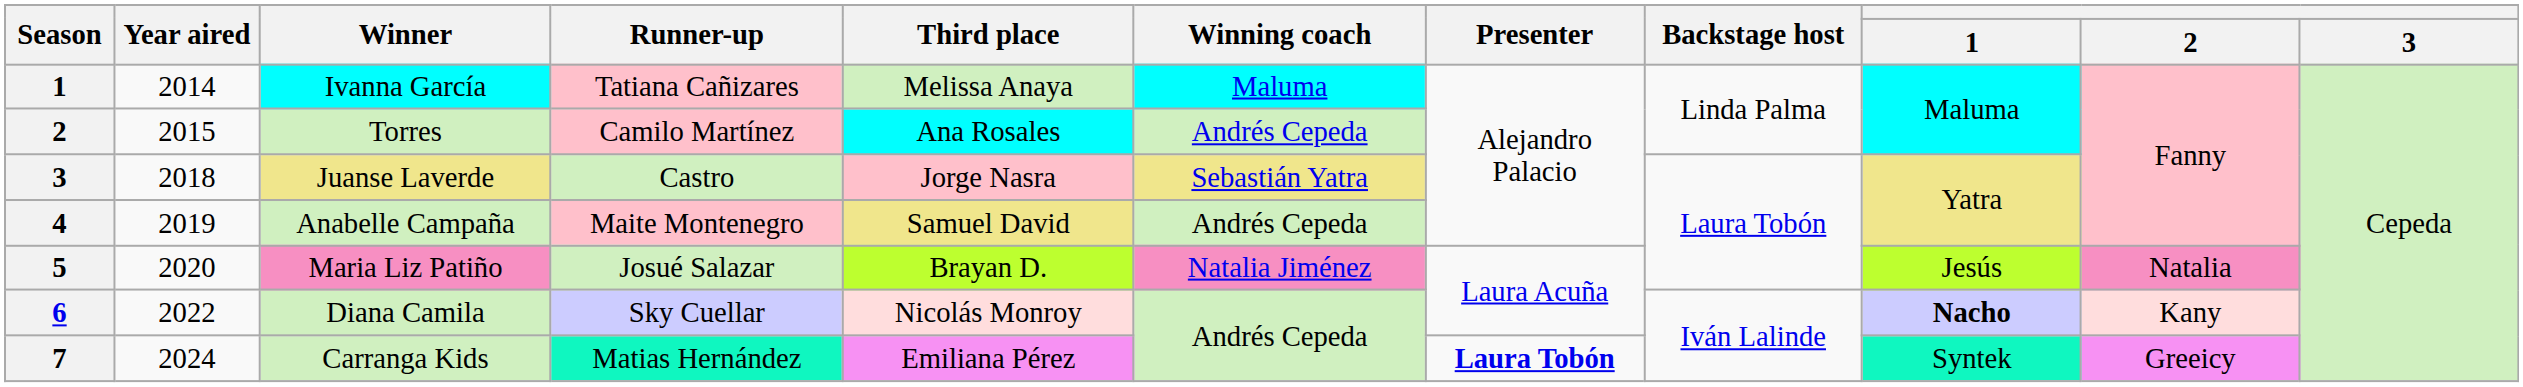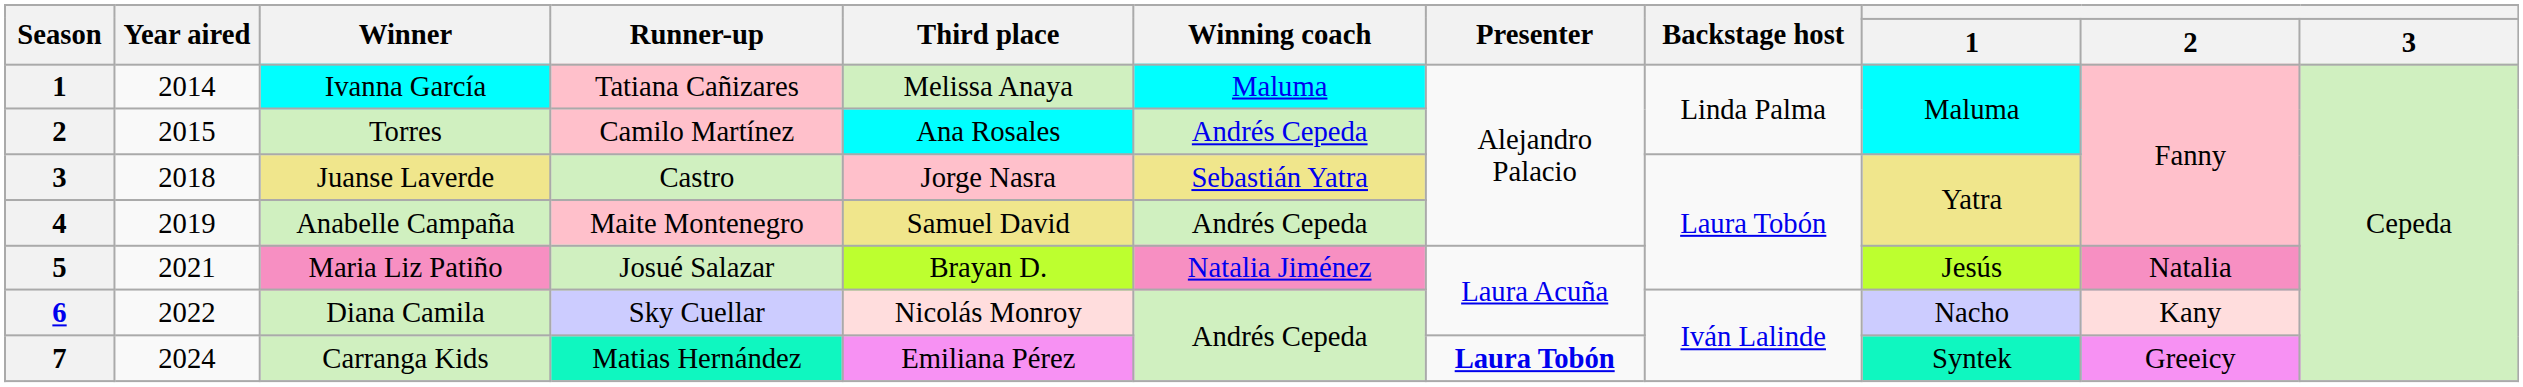(187, 268) 2020 -> (187, 268) 2021
(1972, 313) bold -> (1972, 313) normal
